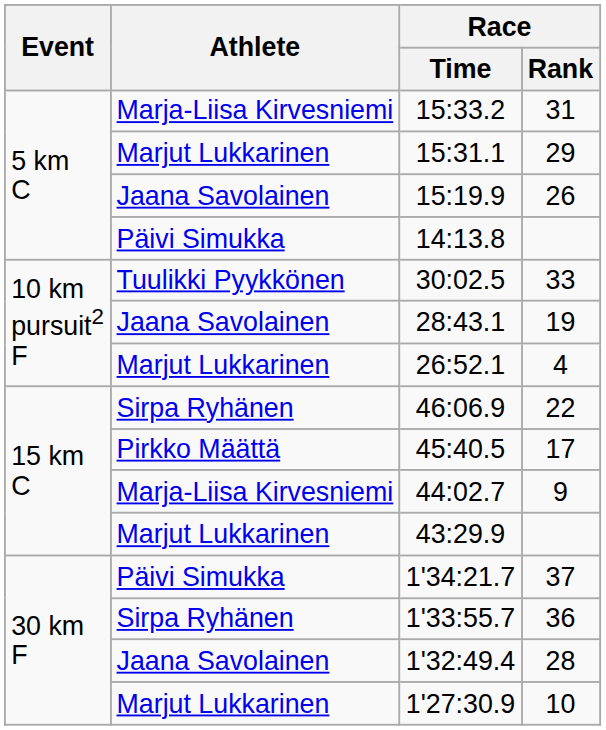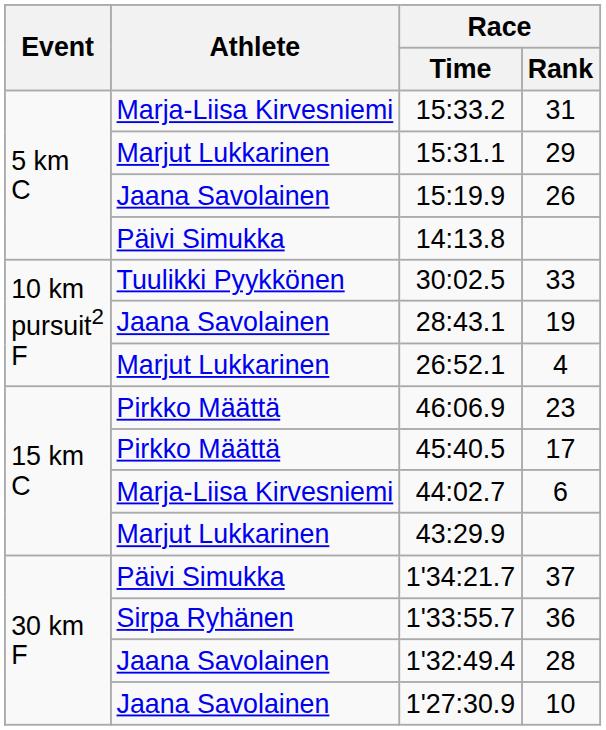(205, 407) Sirpa Ryhänen -> (198, 407) Pirkko Määttä
(560, 407) 22 -> (560, 407) 23
(560, 492) 9 -> (560, 492) 6
(223, 704) Marjut Lukkarinen -> (223, 704) Jaana Savolainen
